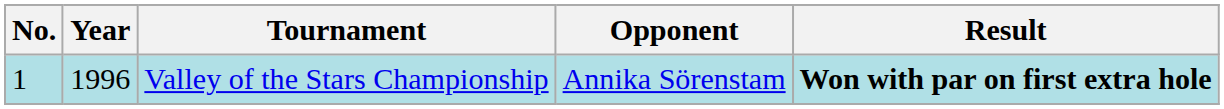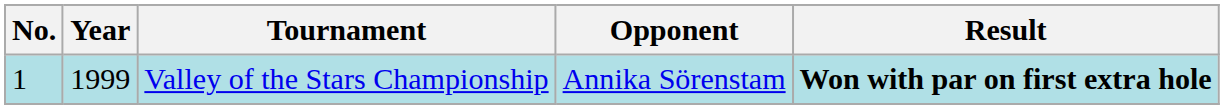(100, 79) 1996 -> (100, 79) 1999
